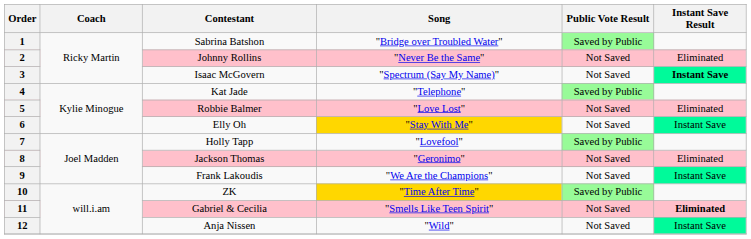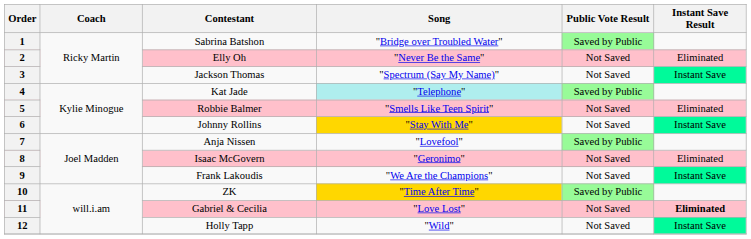(229, 58) Johnny Rollins -> (229, 58) Elly Oh
(229, 74) Isaac McGovern -> (229, 74) Jackson Thomas
(700, 74) bold -> (700, 74) normal
(439, 91) no background -> (439, 91) paleturquoise background
(439, 108) "Love Lost" -> (439, 108) "Smells Like Teen Spirit"
(229, 125) Elly Oh -> (229, 125) Johnny Rollins
(229, 141) Holly Tapp -> (229, 141) Anja Nissen
(229, 158) Jackson Thomas -> (229, 158) Isaac McGovern
(439, 208) "Smells Like Teen Spirit" -> (439, 208) "Love Lost"
(229, 225) Anja Nissen -> (229, 225) Holly Tapp
